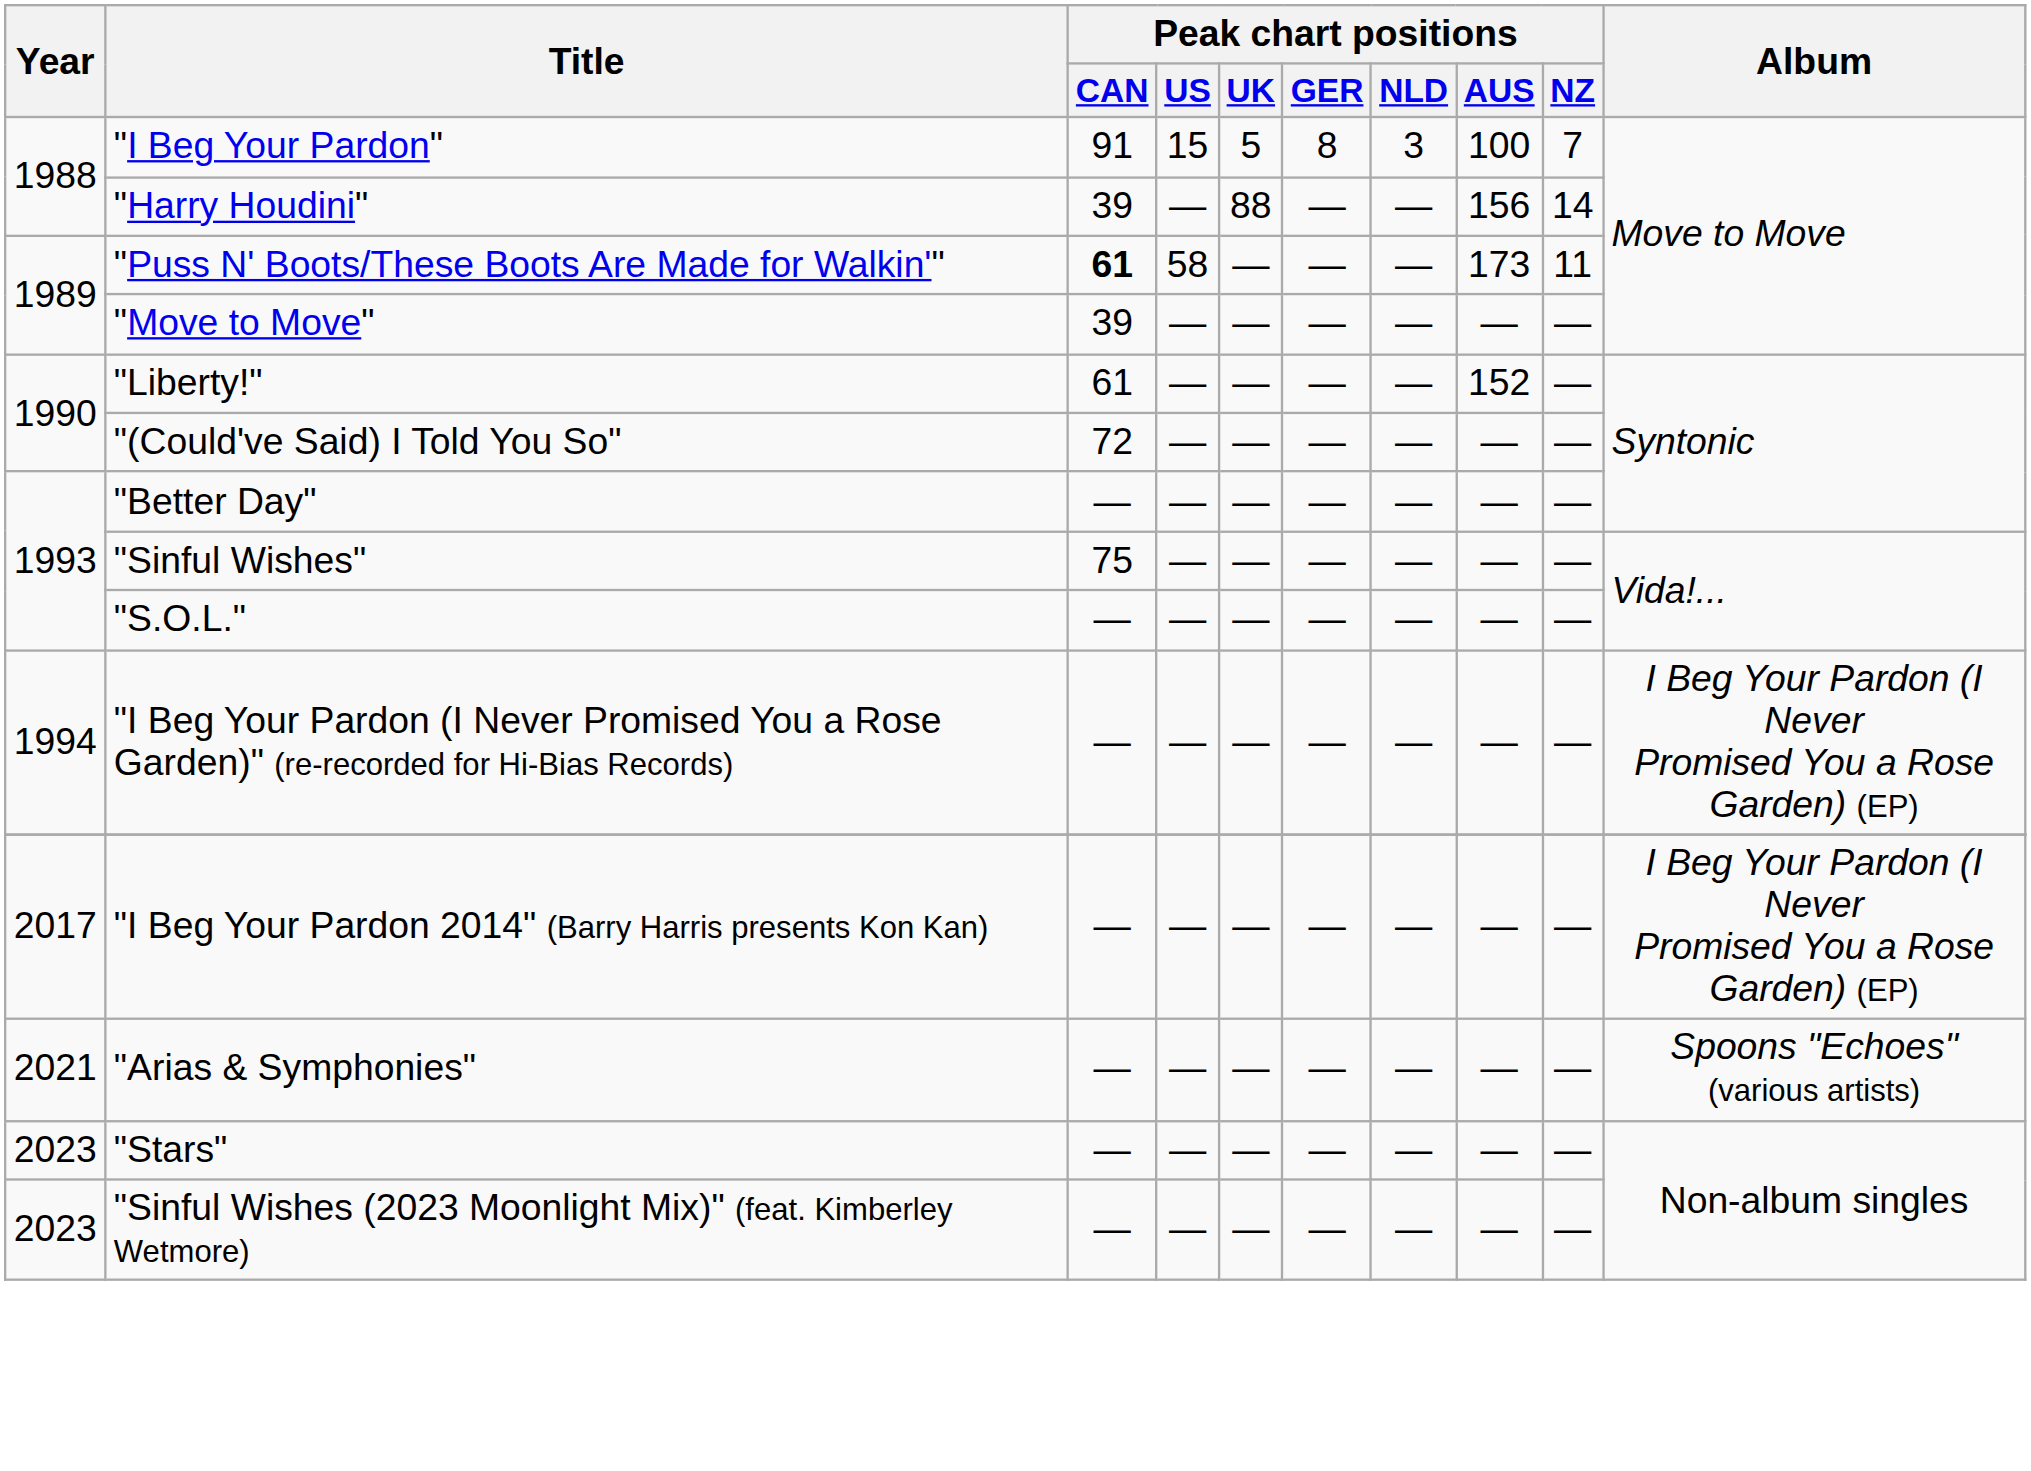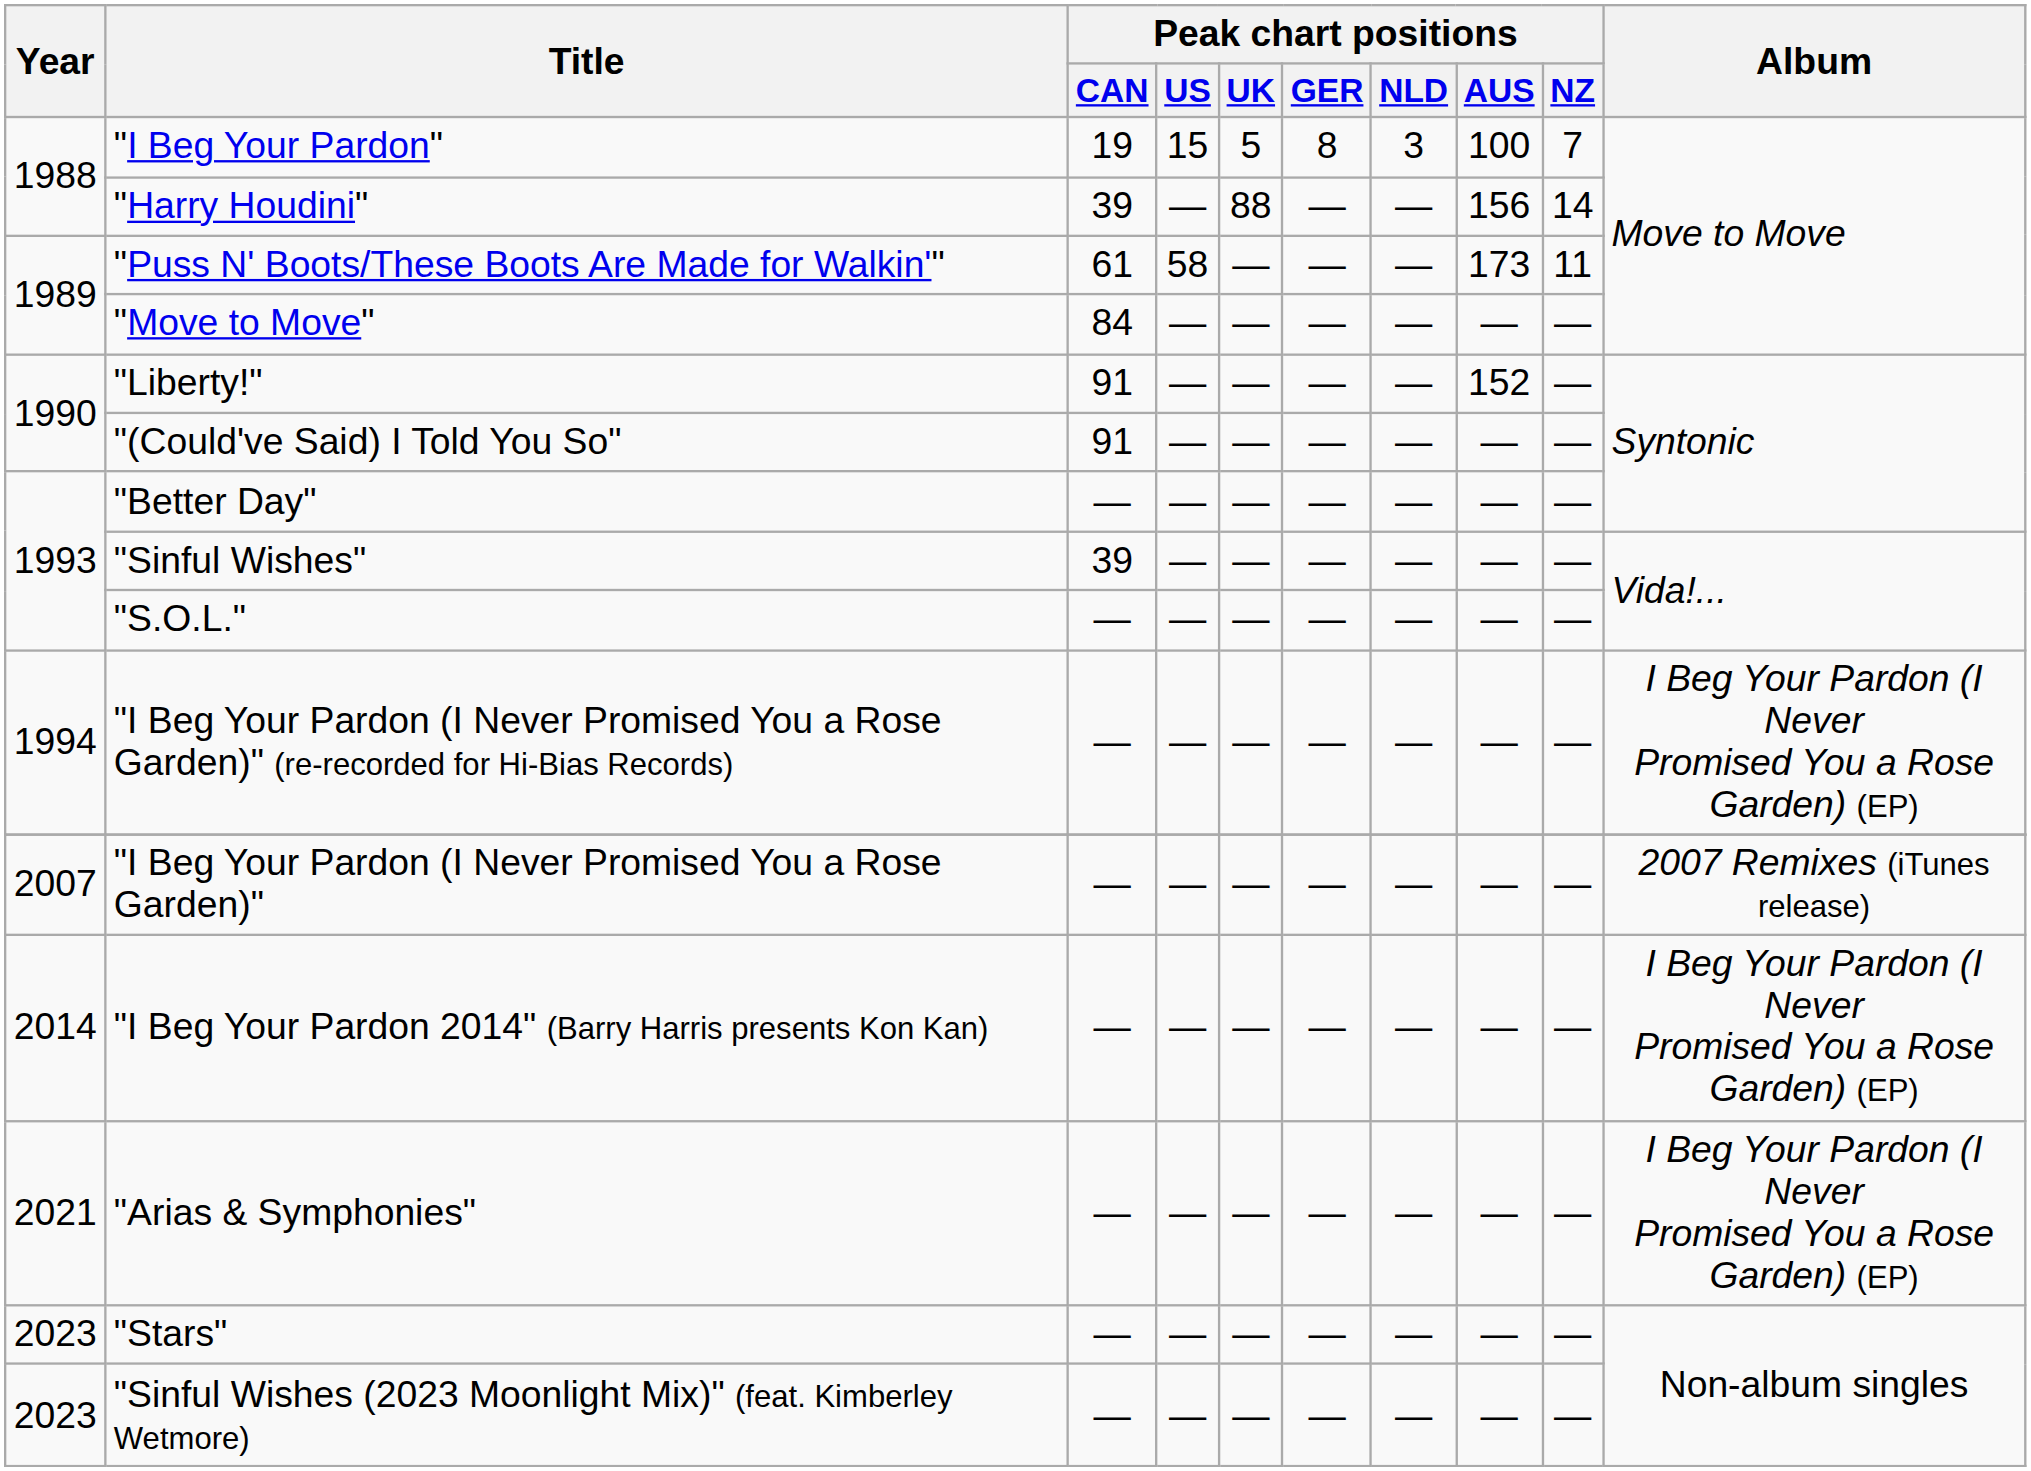(1112, 146) 91 -> (1112, 146) 19
(1112, 264) bold -> (1112, 264) normal
(1112, 323) 39 -> (1112, 323) 84
(1112, 382) 61 -> (1112, 382) 91
(1112, 441) 72 -> (1112, 441) 91
(1112, 560) 75 -> (1112, 560) 39
+ row: (528, 884)
(55, 926) 2017 -> (55, 1027) 2014
(1814, 1069) Spoons "Echoes" (various artists) -> (1814, 1212) I Beg Your Pardon (I Never Promised You a Rose Garden) (EP)
